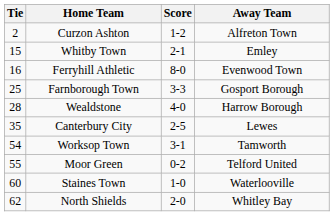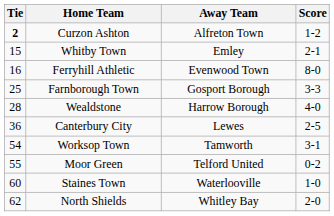columns swapped: (178, 13) <-> (262, 13)
(15, 32) normal -> (15, 32) bold
(15, 126) 35 -> (15, 126) 36
